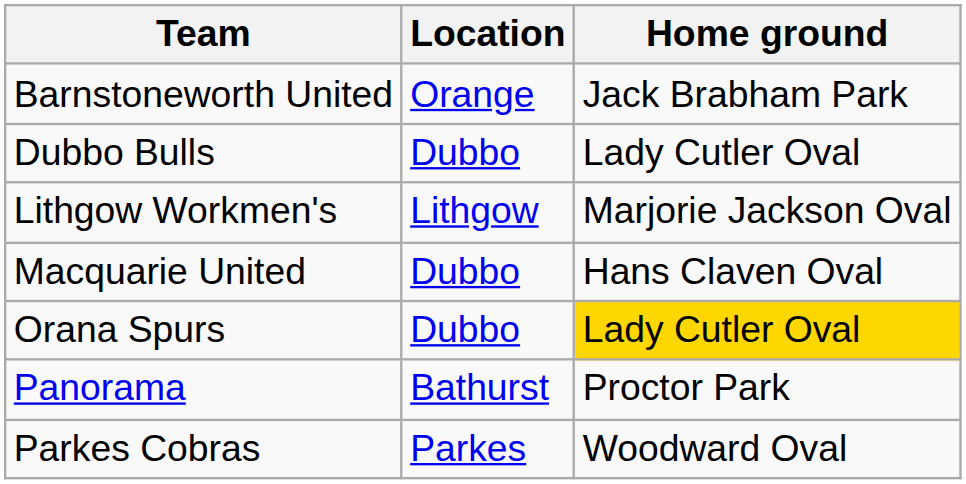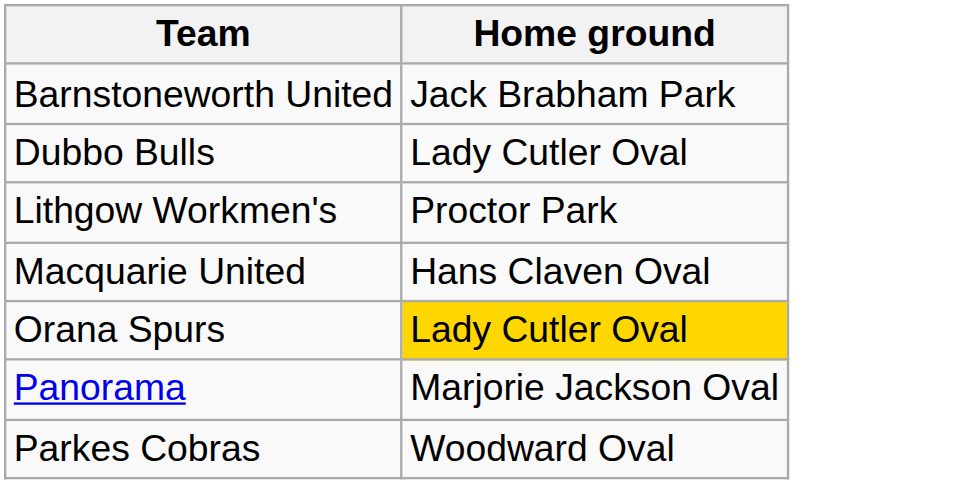- column: (488, 34)
(767, 211) Marjorie Jackson Oval -> (514, 211) Proctor Park
(686, 388) Proctor Park -> (595, 388) Marjorie Jackson Oval
